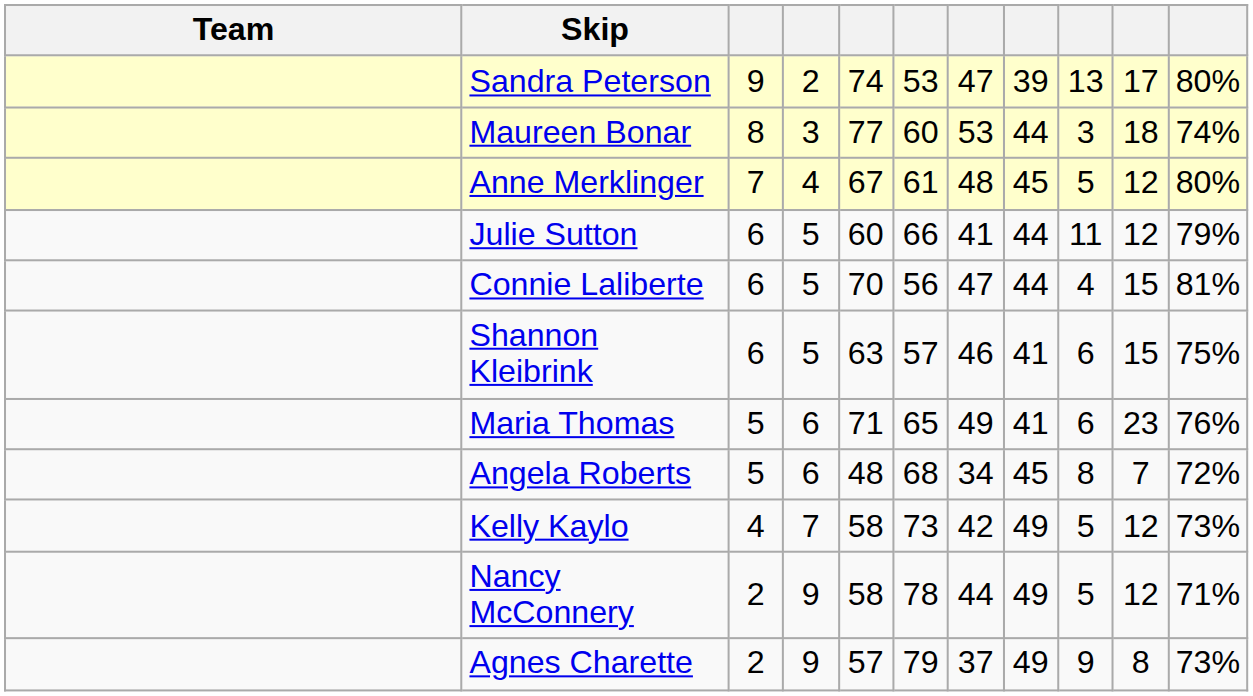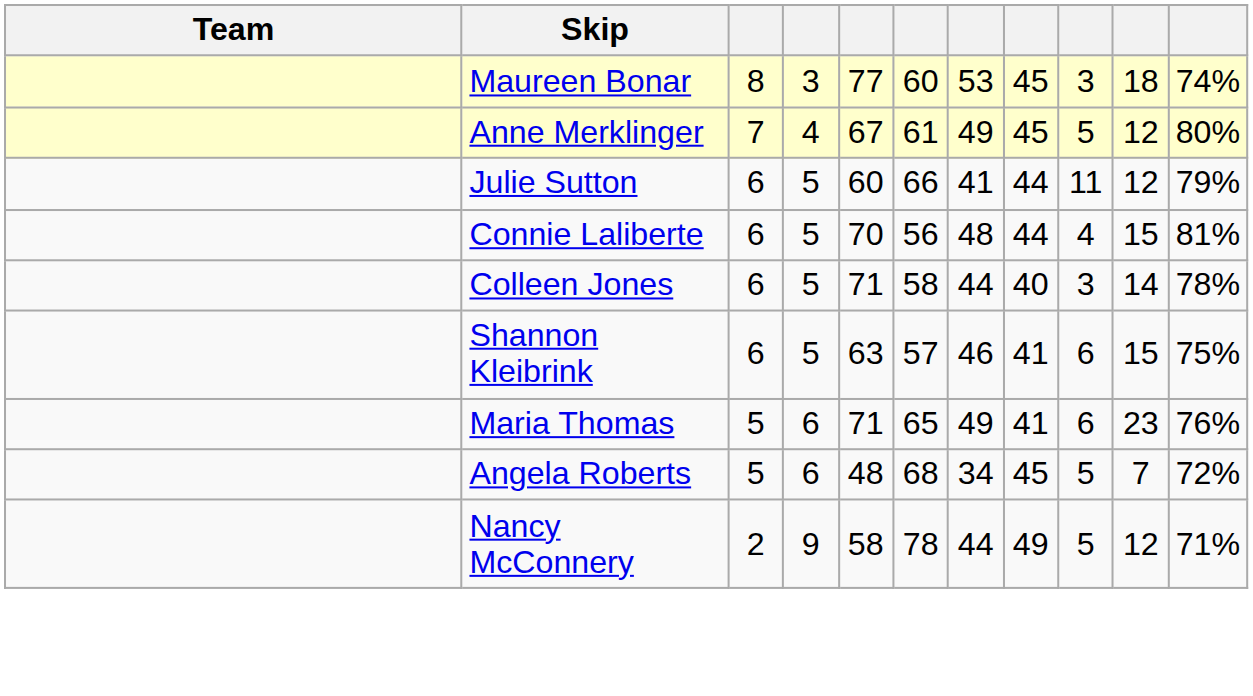- row: (590, 81)
(1031, 132) 44 -> (1031, 81) 45
(976, 183) 48 -> (976, 132) 49
(976, 285) 47 -> (976, 234) 48
+ row: (571, 285)
(1086, 474) 8 -> (1086, 474) 5
- row: (549, 525)
- row: (581, 663)
